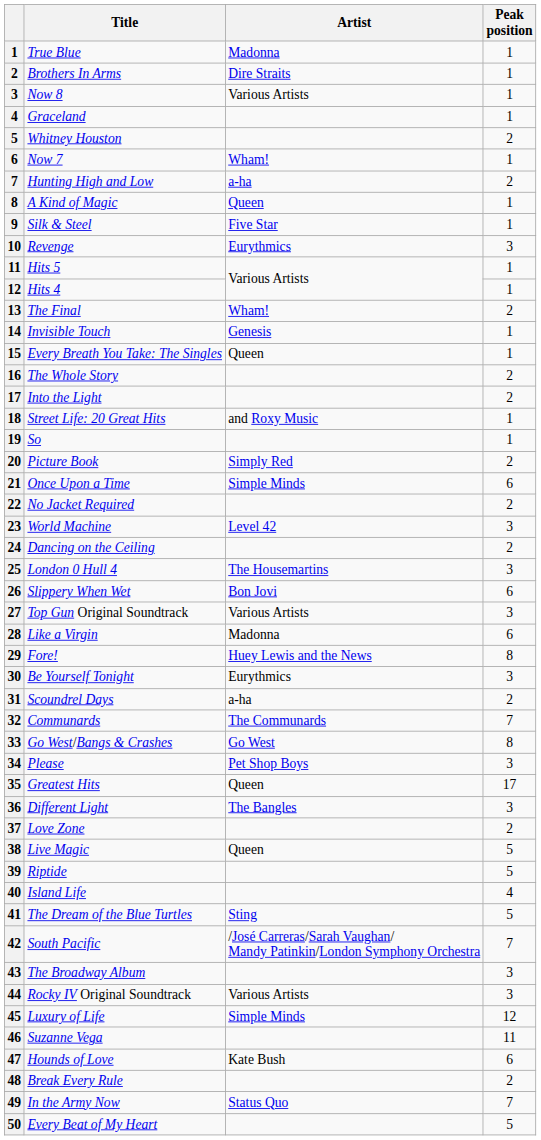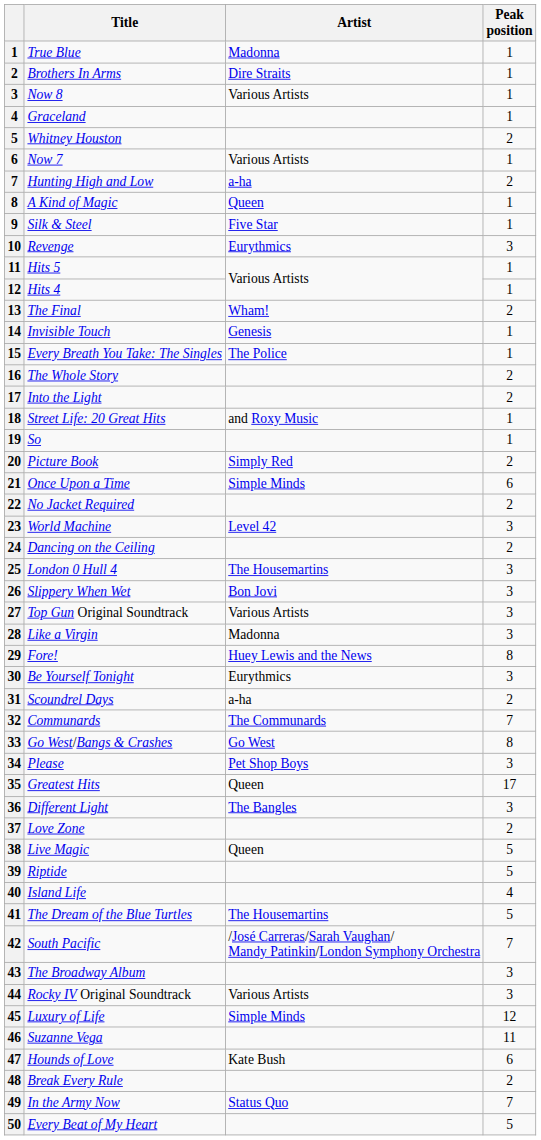(249, 159) Wham! -> (268, 159) Various Artists
(246, 354) Queen -> (258, 354) The Police
(510, 591) 6 -> (510, 591) 3
(510, 634) 6 -> (510, 634) 3
(243, 914) Sting -> (278, 914) The Housemartins
